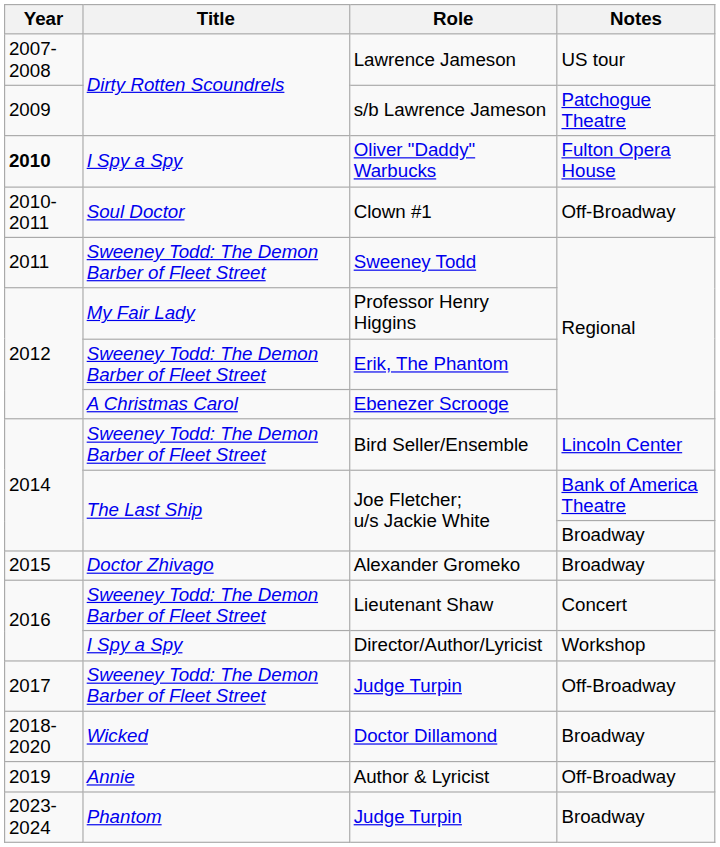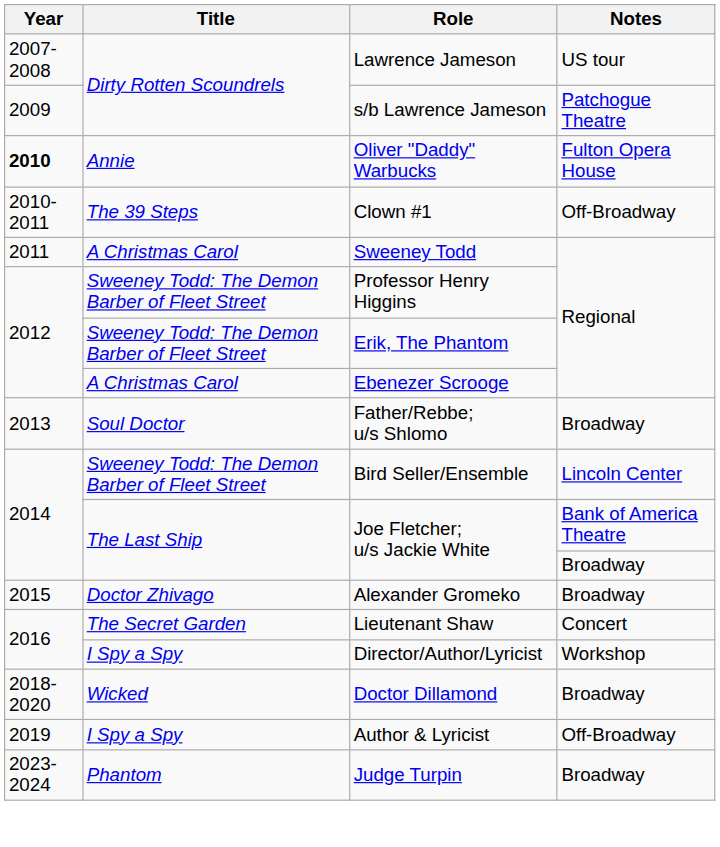(135, 161) I Spy a Spy -> (111, 161) Annie
(136, 211) Soul Doctor -> (142, 211) The 39 Steps
(202, 262) Sweeney Todd: The Demon Barber of Fleet Street -> (162, 252) A Christmas Carol
(141, 313) My Fair Lady -> (202, 292) Sweeney Todd: The Demon Barber of Fleet Street
+ row: (414, 423)
(202, 605) Sweeney Todd: The Demon Barber of Fleet Street -> (166, 624) The Secret Garden
- row: (408, 685)
(111, 776) Annie -> (135, 734) I Spy a Spy
